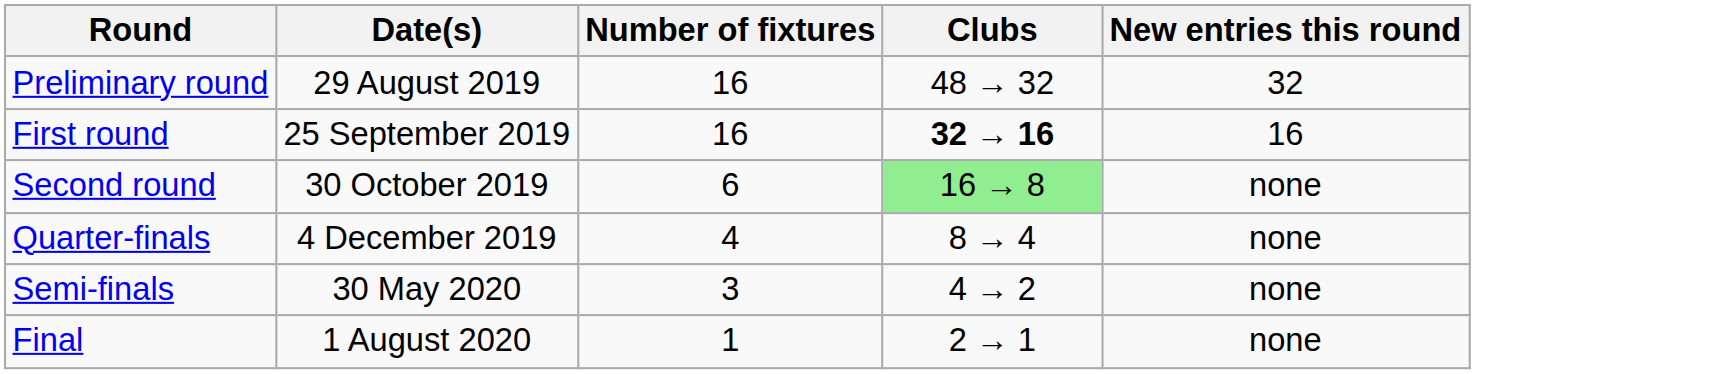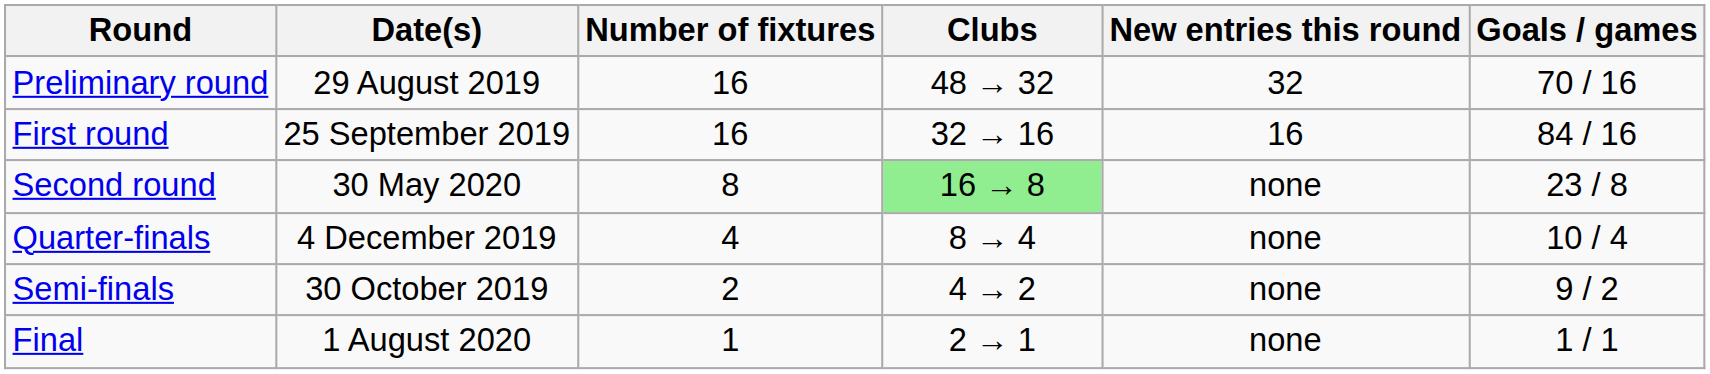+ column: (1587, 30)
(992, 133) bold -> (992, 133) normal
(427, 185) 30 October 2019 -> (427, 185) 30 May 2020
(730, 185) 6 -> (730, 185) 8
(427, 289) 30 May 2020 -> (427, 289) 30 October 2019
(730, 289) 3 -> (730, 289) 2
